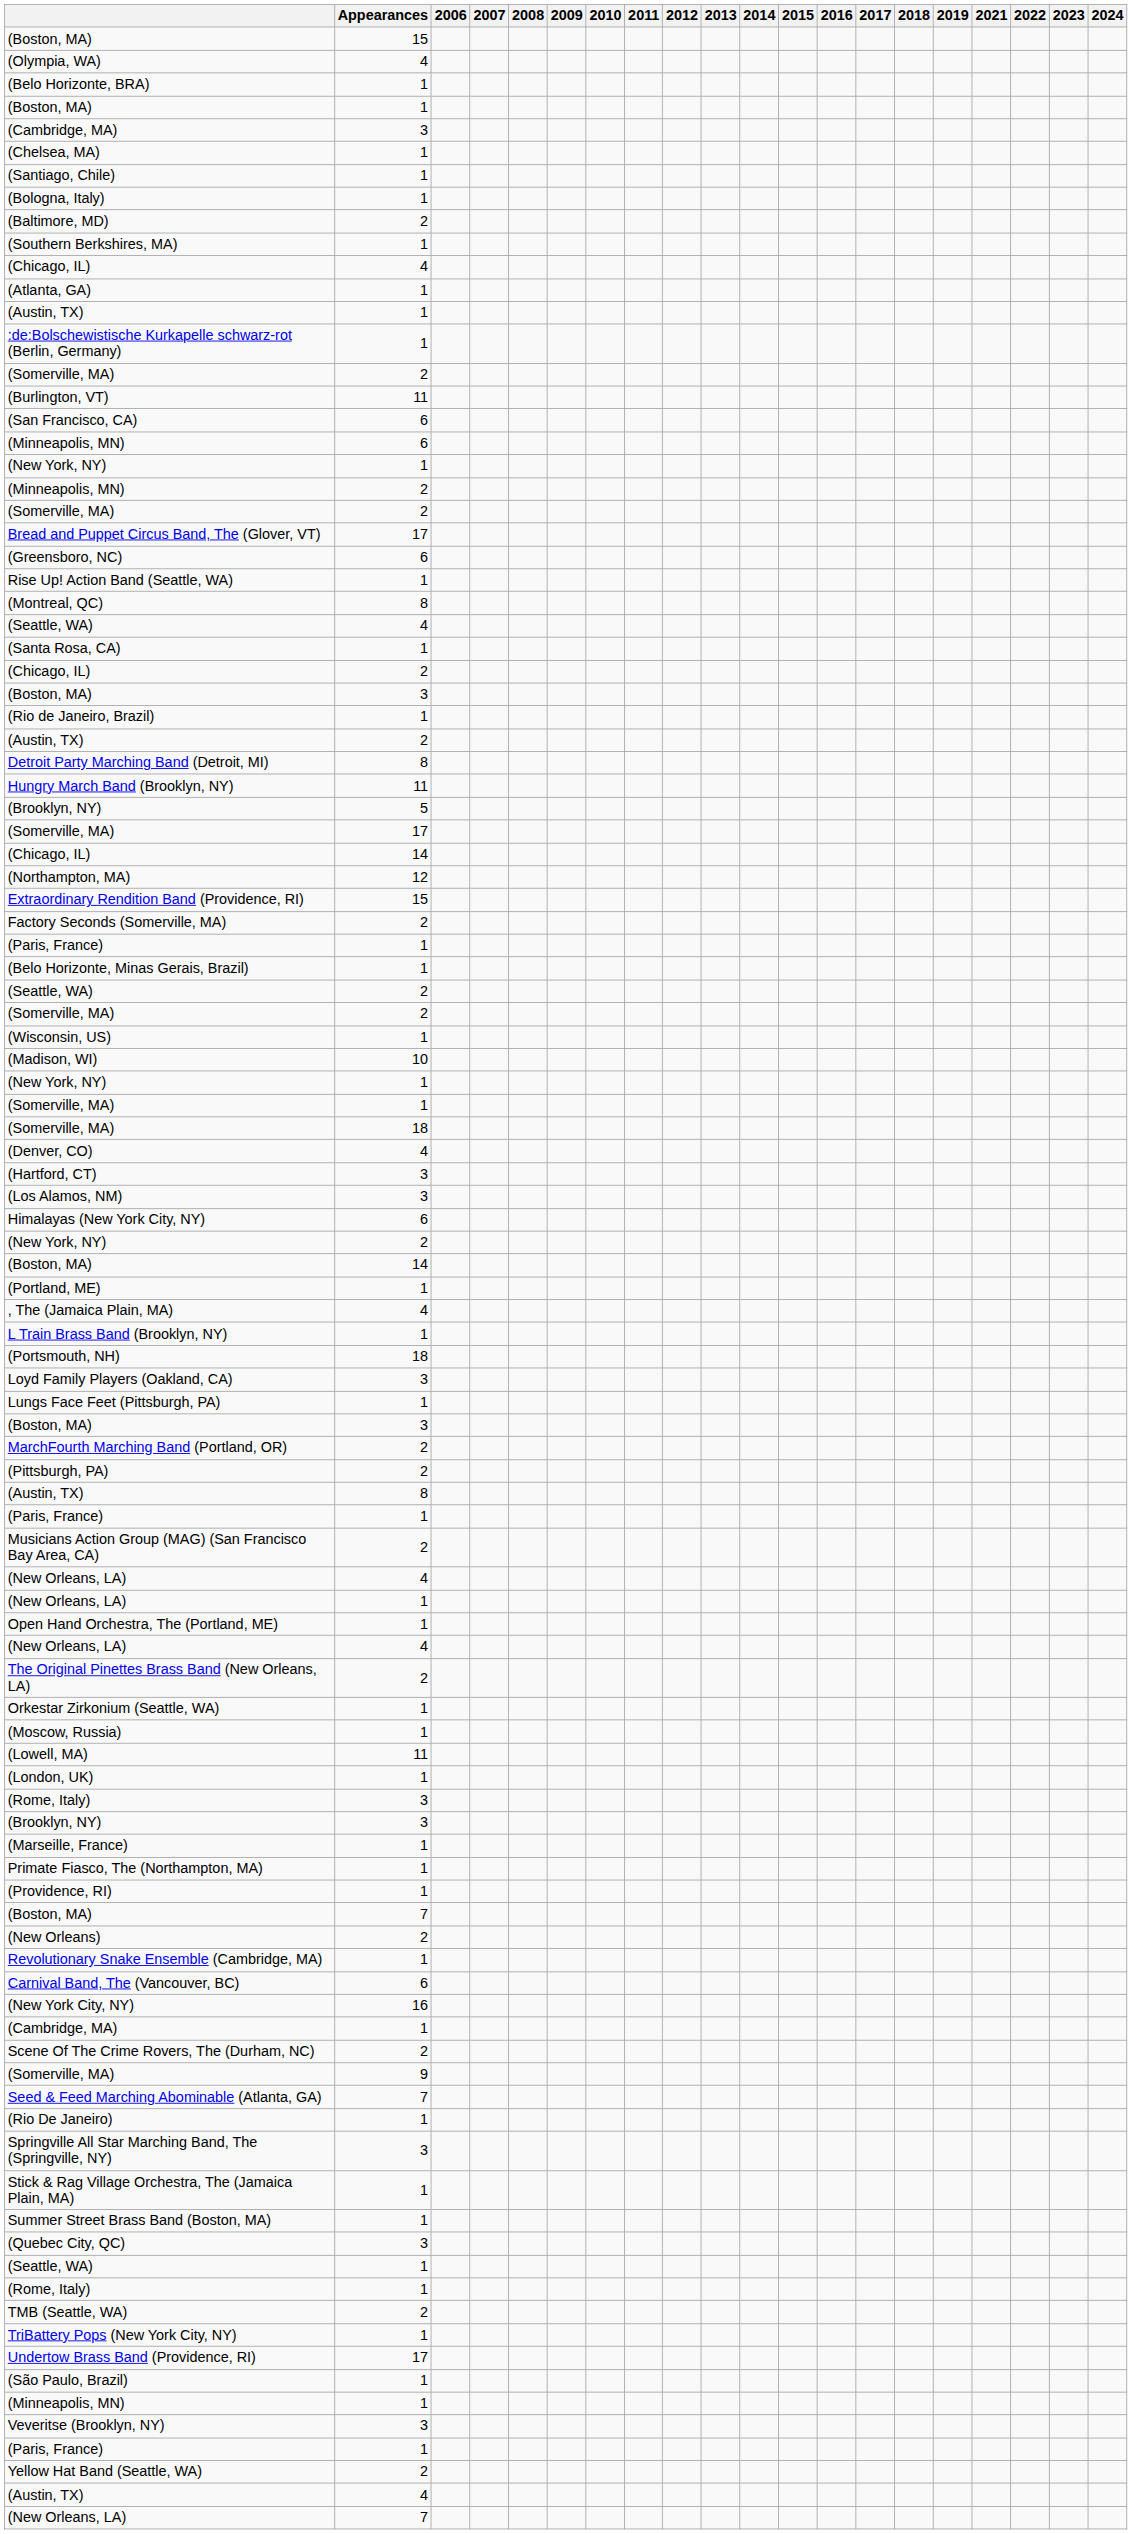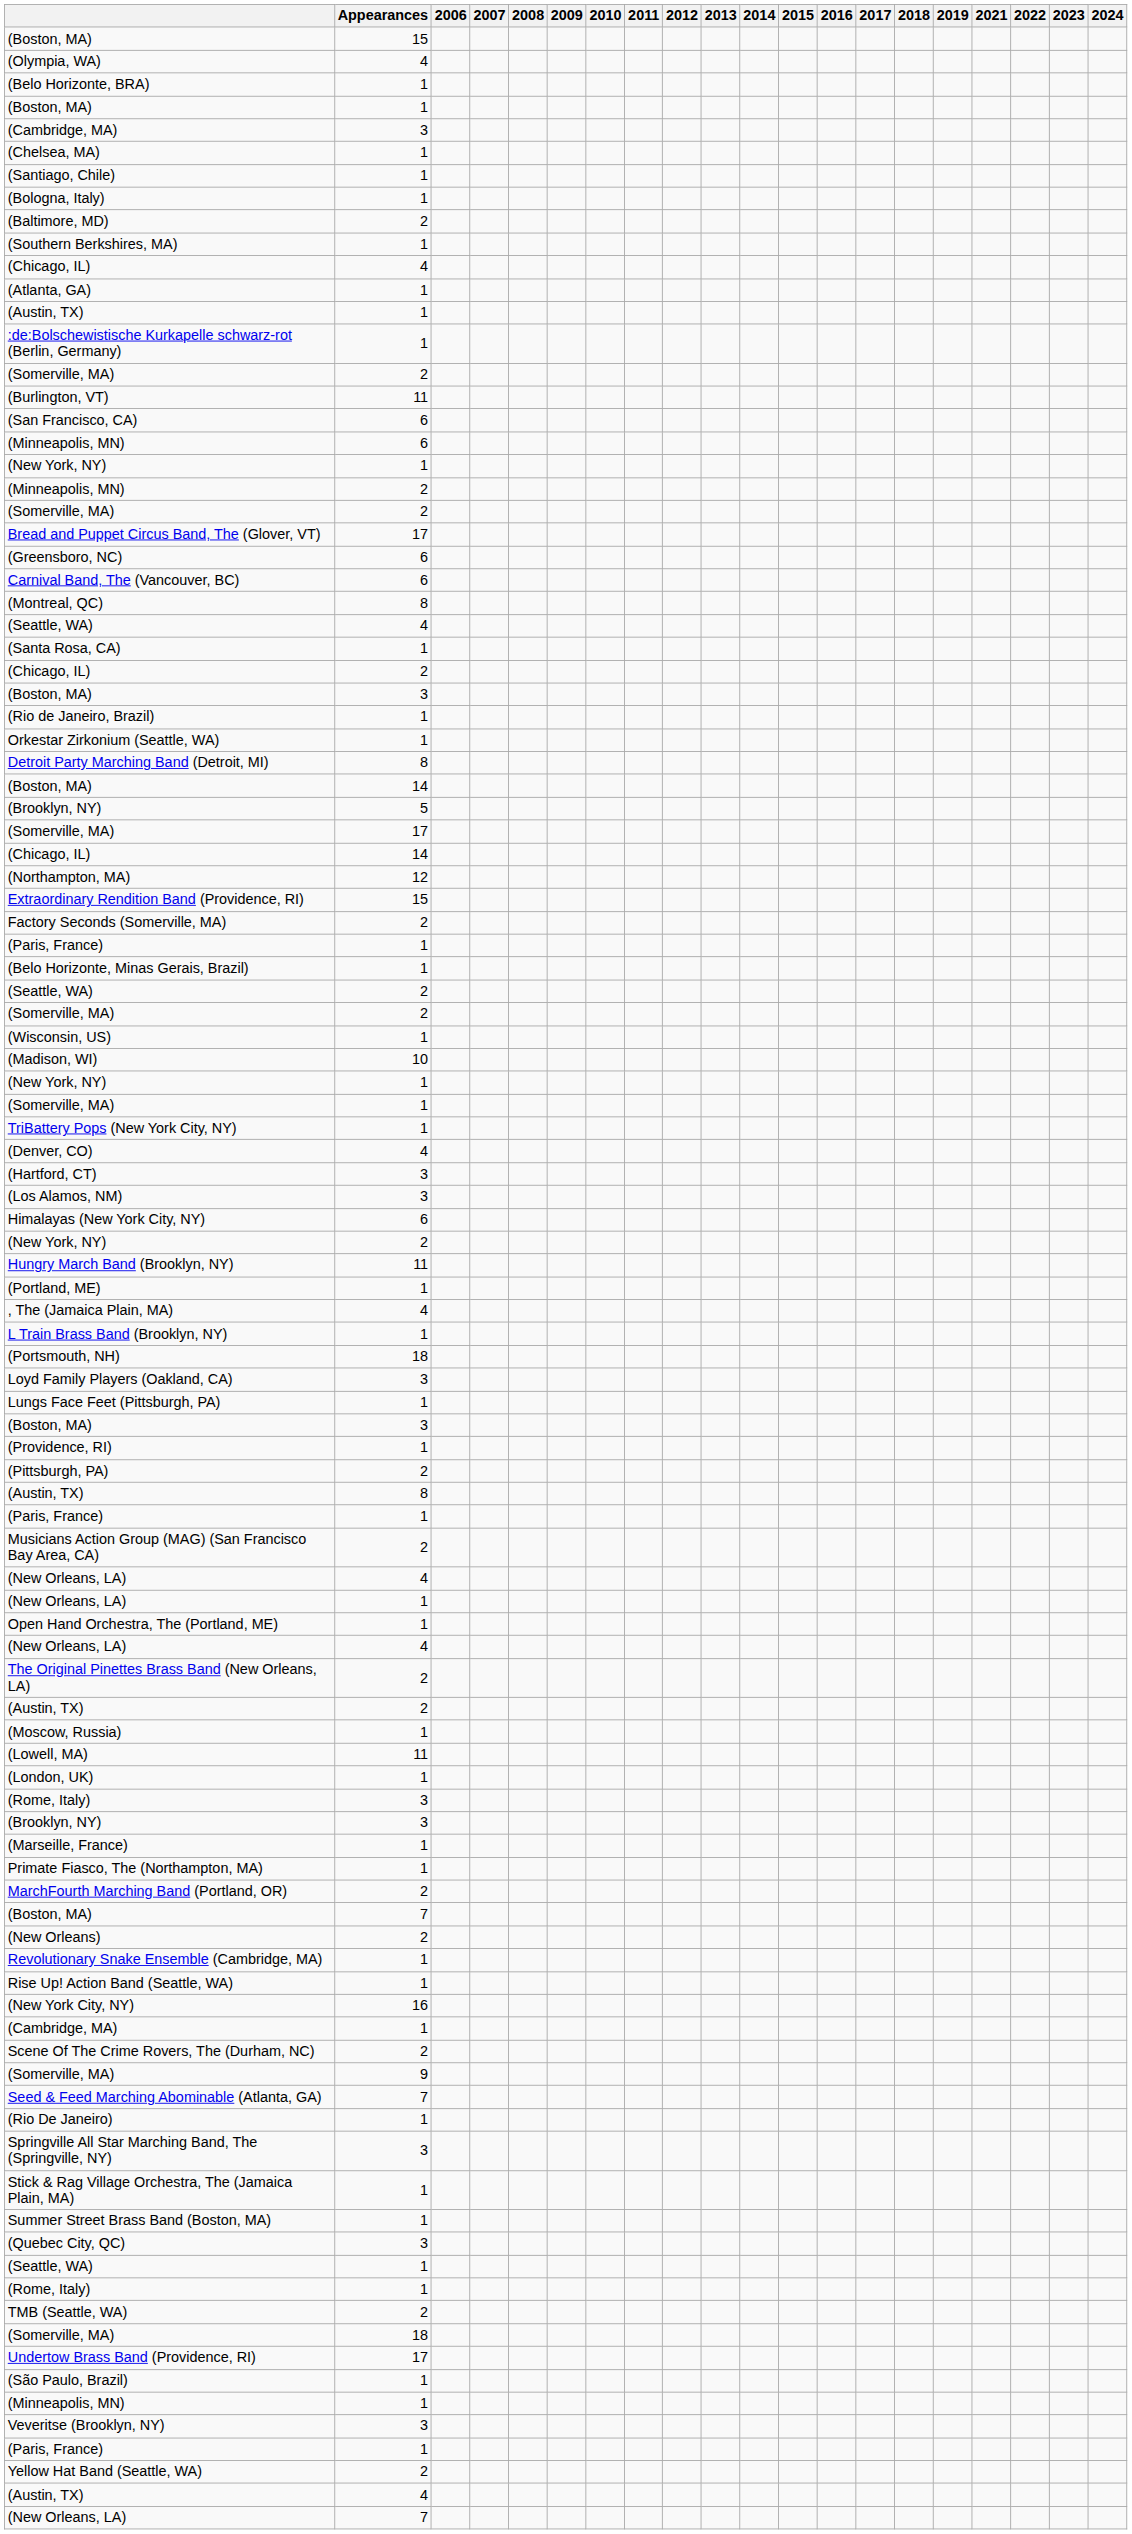rows swapped: (124, 1982) <-> (120, 580)
rows swapped: (46, 740) <-> (114, 1708)
rows swapped: (50, 1265) <-> (121, 785)
rows swapped: (61, 1128) <-> (122, 2334)
rows swapped: (147, 1448) <-> (60, 1891)
